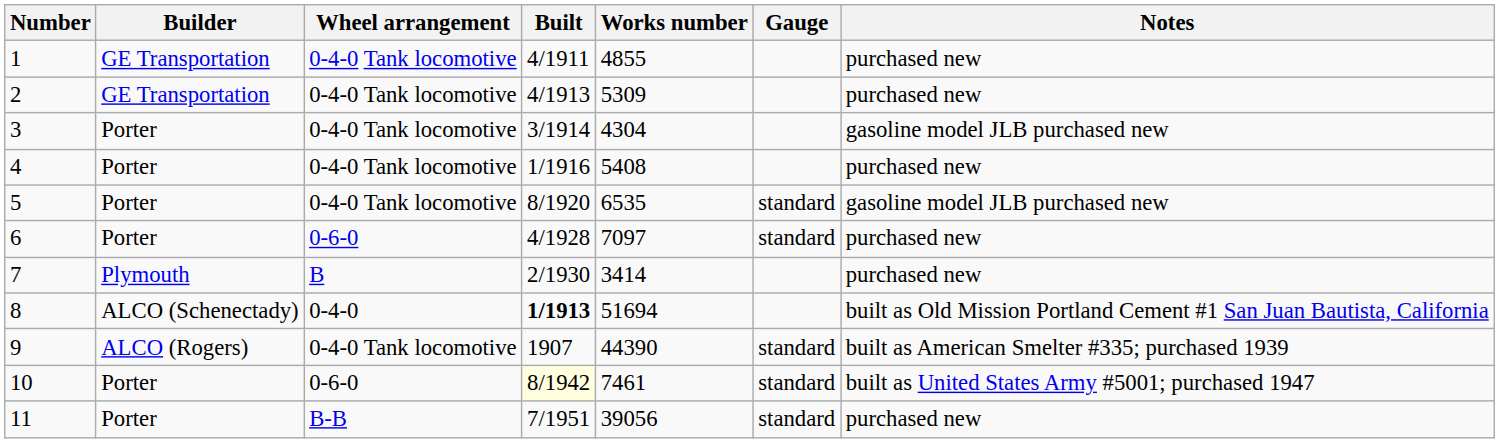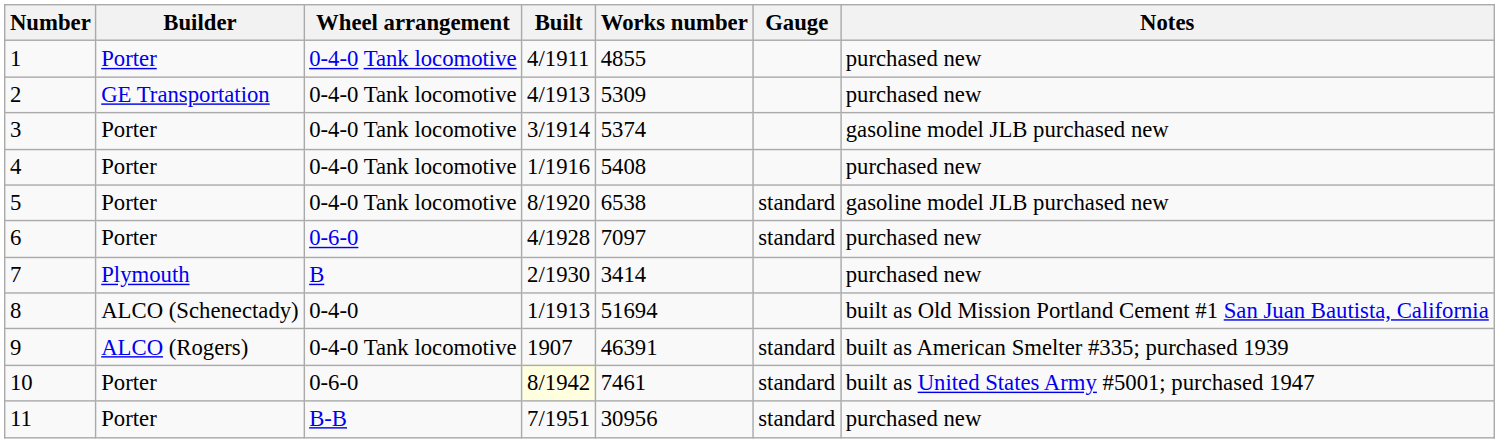(185, 58) GE Transportation -> (129, 58) Porter
(623, 130) 4304 -> (623, 130) 5374
(623, 202) 6535 -> (623, 202) 6538
(559, 310) bold -> (559, 310) normal
(629, 346) 44390 -> (629, 346) 46391
(629, 418) 39056 -> (629, 418) 30956
